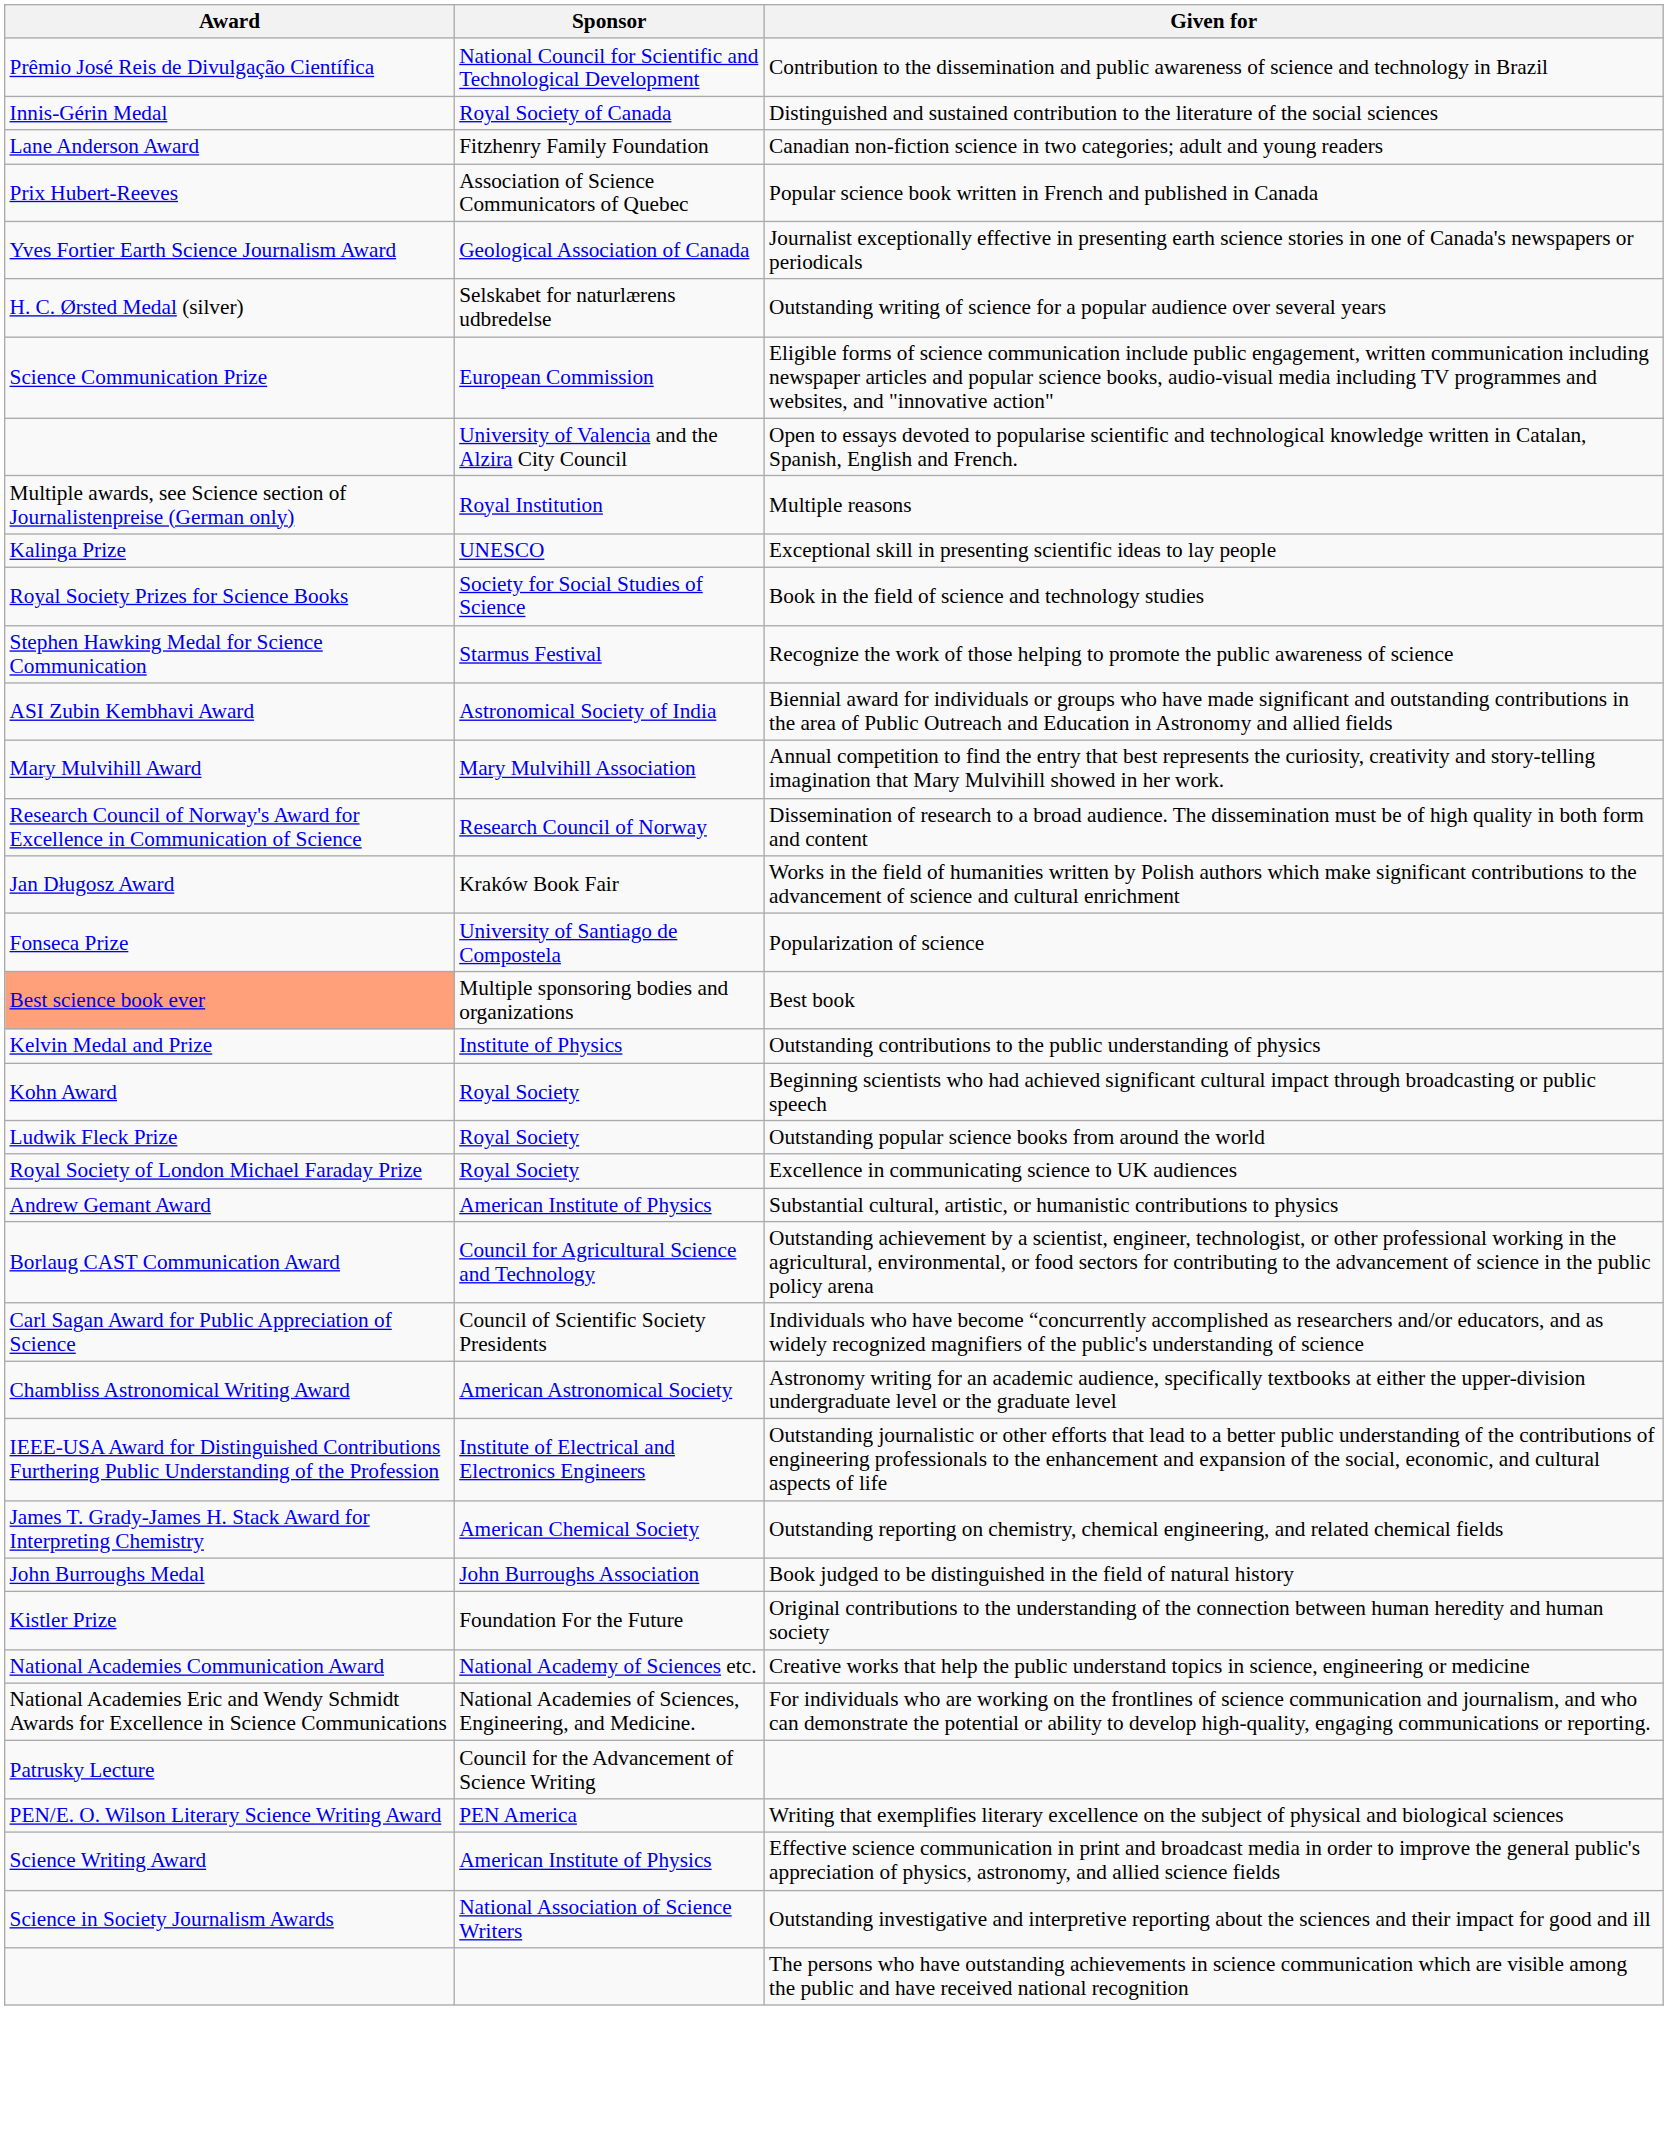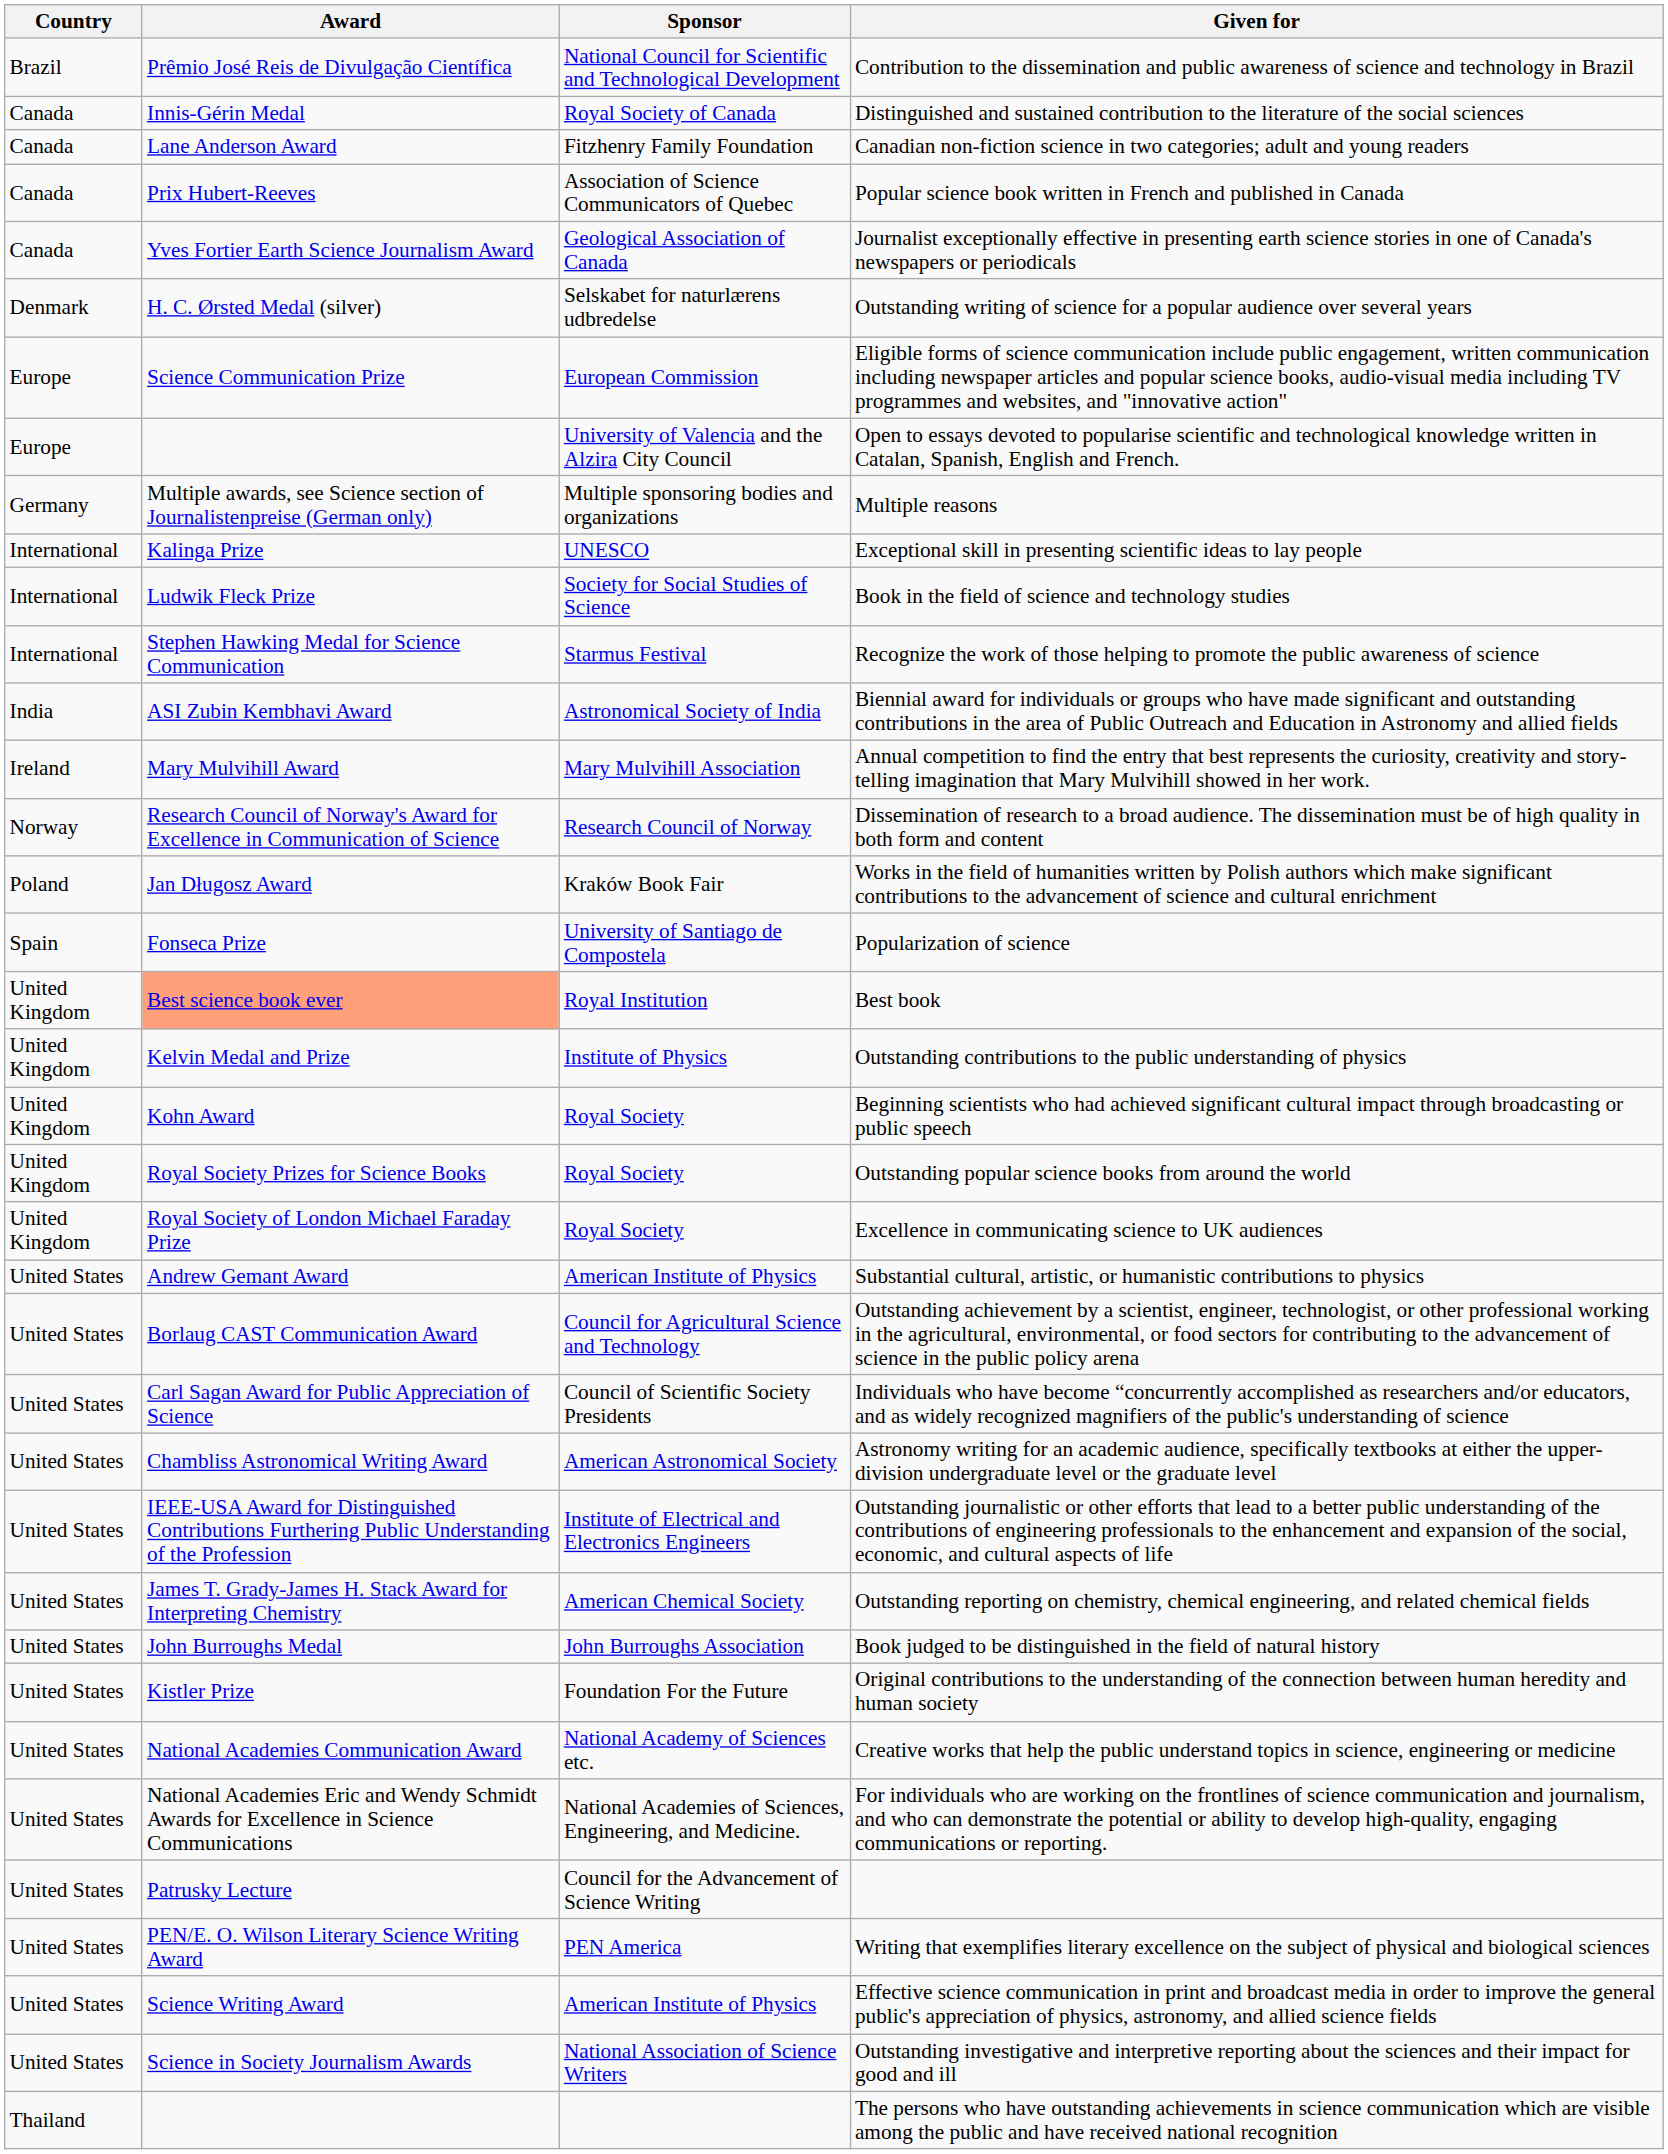+ column: (73, 21)
(531, 504) Royal Institution -> (698, 504) Multiple sponsoring bodies and organizations
(179, 596) Royal Society Prizes for Science Books -> (231, 596) Ludwik Fleck Prize
(594, 999) Multiple sponsoring bodies and organizations -> (636, 999) Royal Institution
(93, 1137) Ludwik Fleck Prize -> (316, 1172) Royal Society Prizes for Science Books
